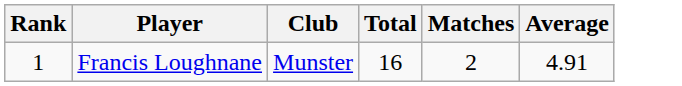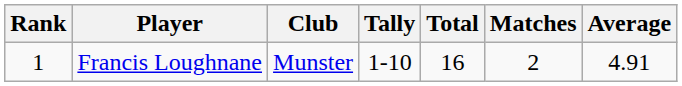+ column: (390, 23)
